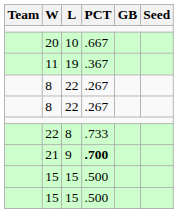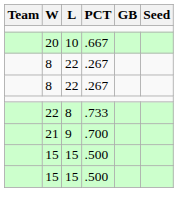- row: (52, 63)
(96, 155) bold -> (96, 134) normal
